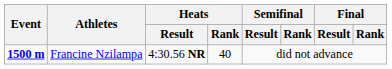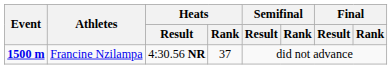(225, 54) 40 -> (225, 54) 37
